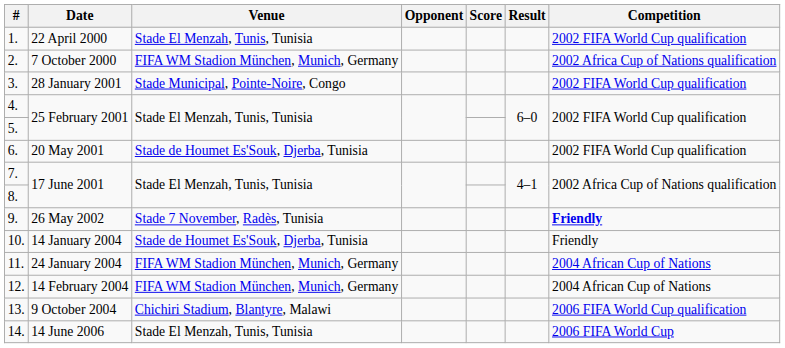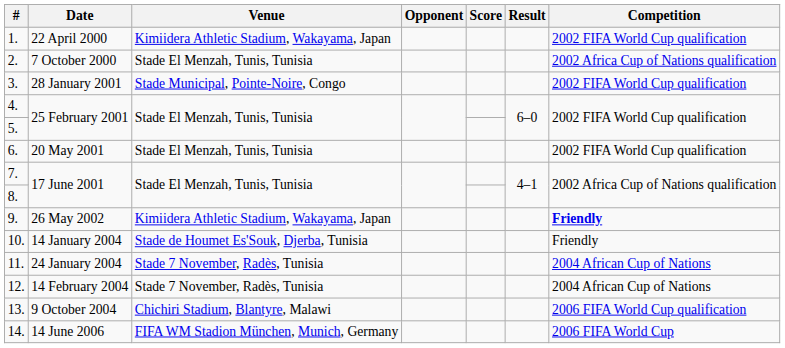(224, 38) Stade El Menzah, Tunis, Tunisia -> (263, 38) Kimiidera Athletic Stadium, Wakayama, Japan
(267, 61) FIFA WM Stadion München, Munich, Germany -> (224, 61) Stade El Menzah, Tunis, Tunisia
(251, 151) Stade de Houmet Es'Souk, Djerba, Tunisia -> (224, 151) Stade El Menzah, Tunis, Tunisia
(229, 219) Stade 7 November, Radès, Tunisia -> (263, 219) Kimiidera Athletic Stadium, Wakayama, Japan
(267, 264) FIFA WM Stadion München, Munich, Germany -> (229, 264) Stade 7 November, Radès, Tunisia
(267, 286) FIFA WM Stadion München, Munich, Germany -> (229, 286) Stade 7 November, Radès, Tunisia
(224, 332) Stade El Menzah, Tunis, Tunisia -> (267, 332) FIFA WM Stadion München, Munich, Germany
